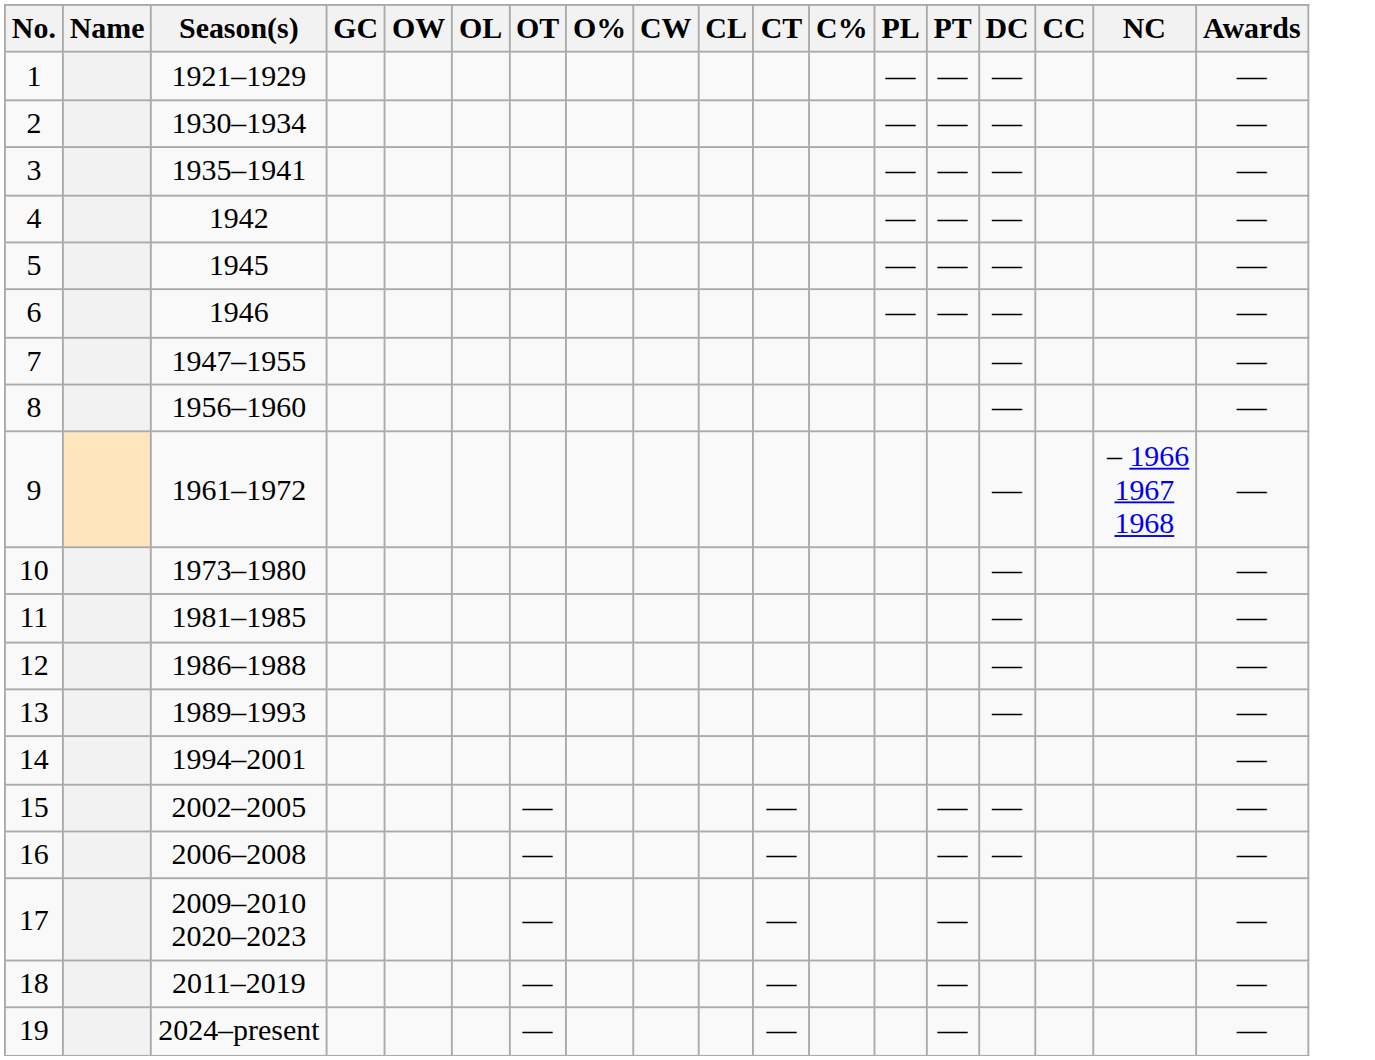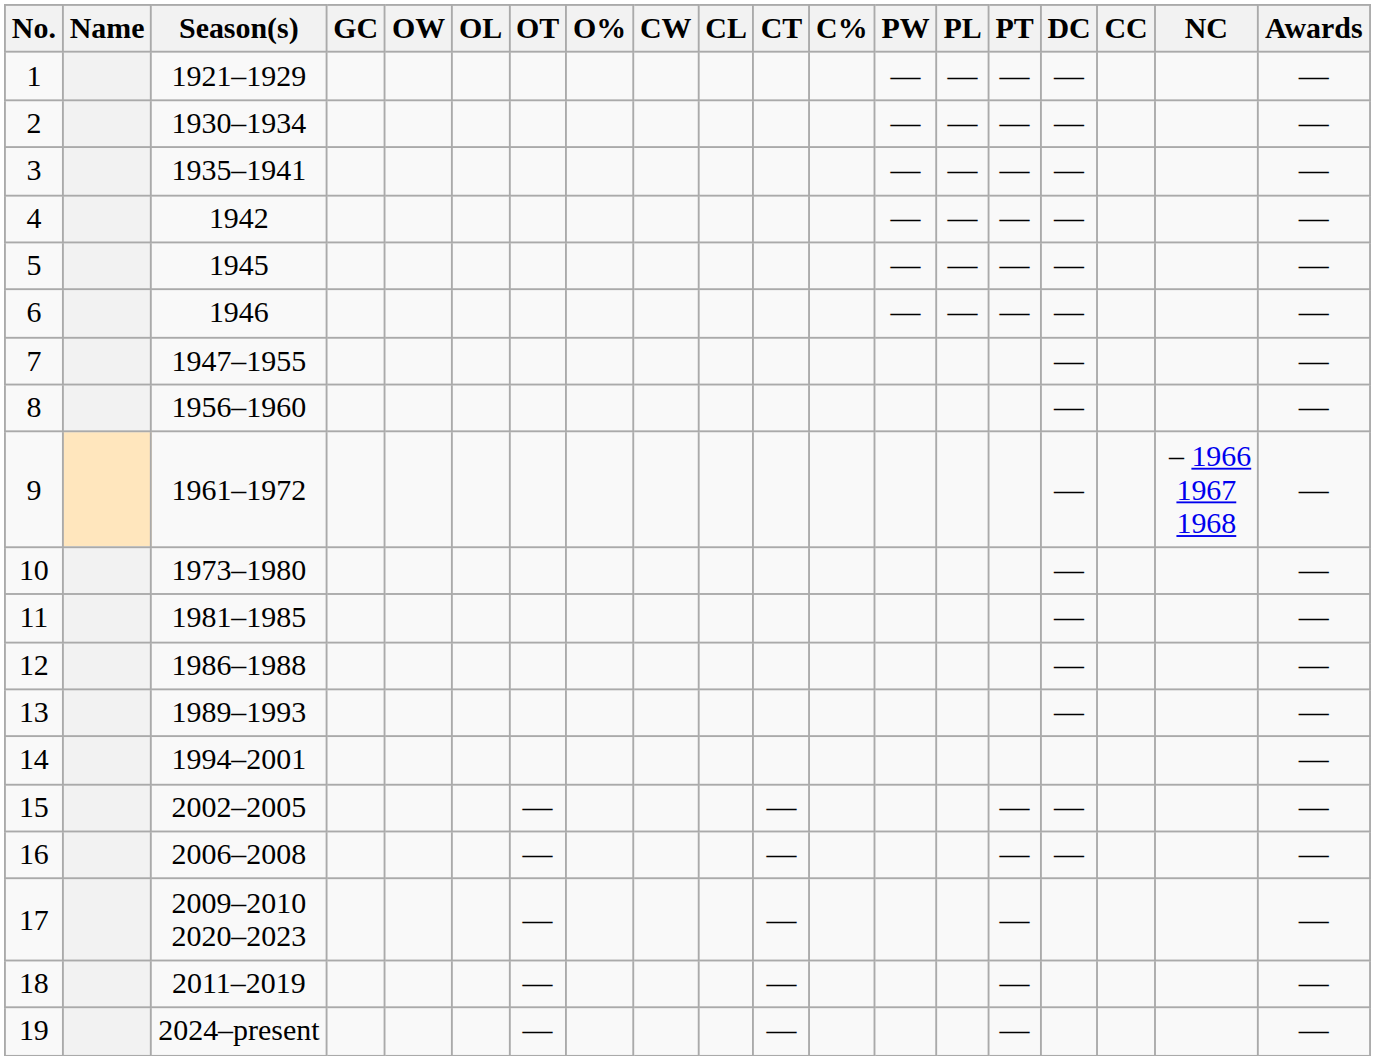+ column: (905, 28)
